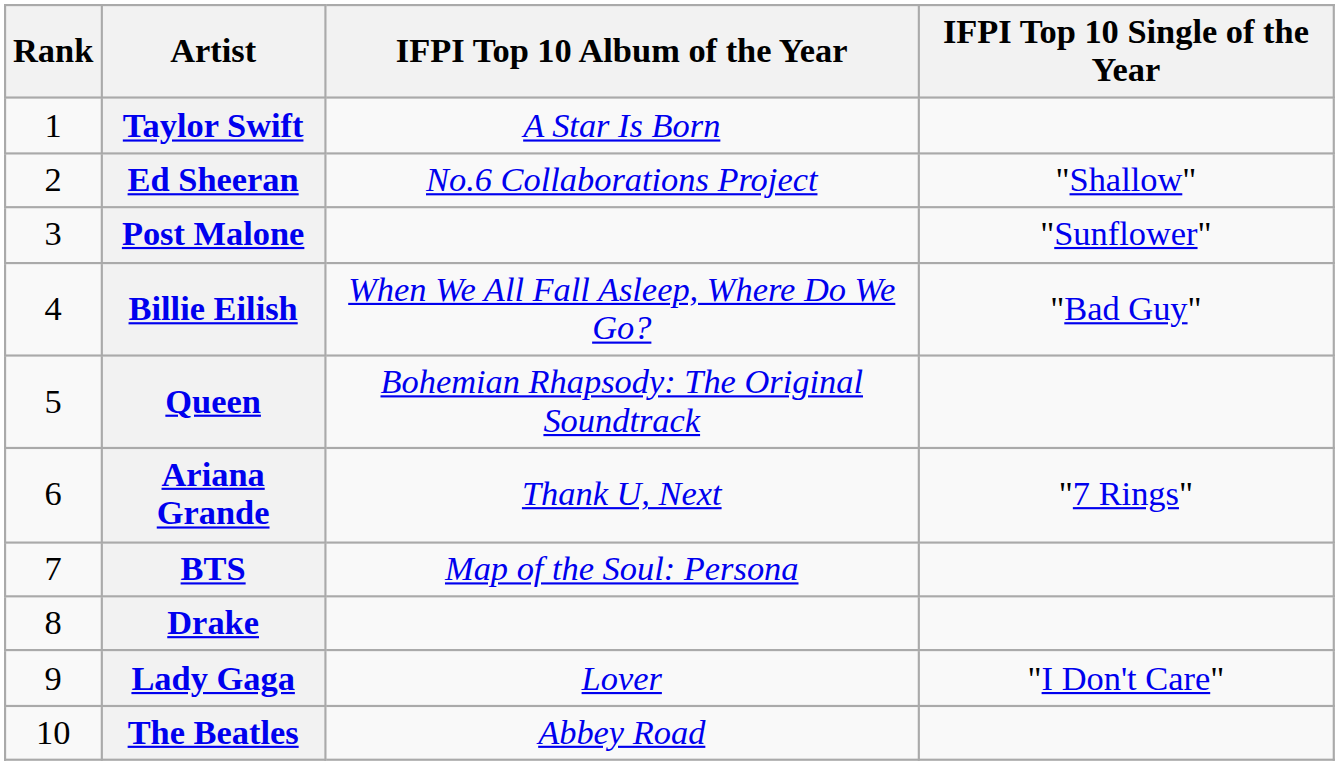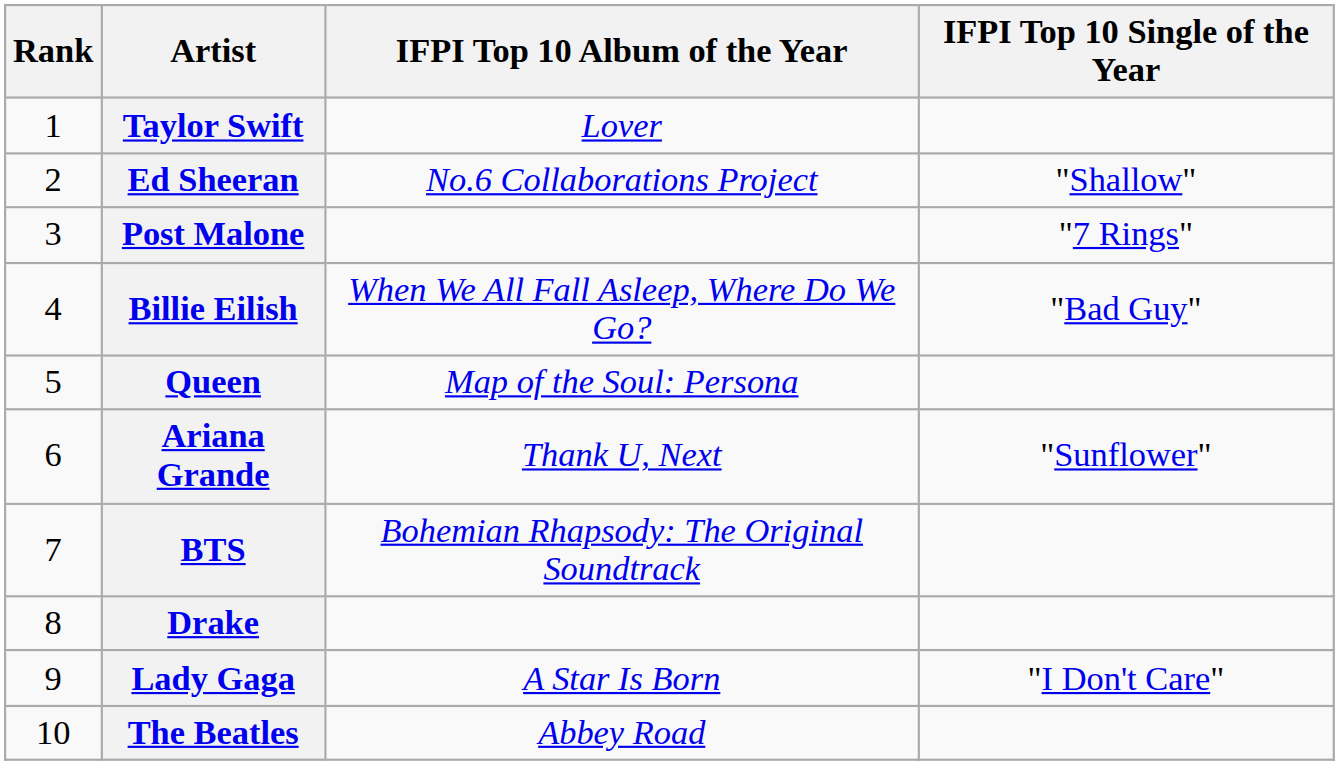(622, 125) A Star Is Born -> (622, 125) Lover
(1126, 234) "Sunflower" -> (1126, 234) "7 Rings"
(622, 401) Bohemian Rhapsody: The Original Soundtrack -> (622, 381) Map of the Soul: Persona
(1126, 494) "7 Rings" -> (1126, 455) "Sunflower"
(622, 568) Map of the Soul: Persona -> (622, 549) Bohemian Rhapsody: The Original Soundtrack
(622, 677) Lover -> (622, 677) A Star Is Born
